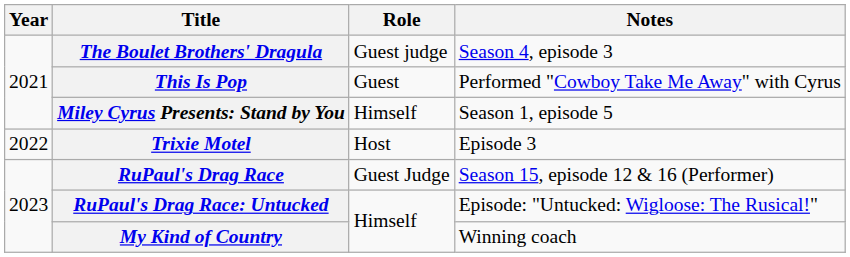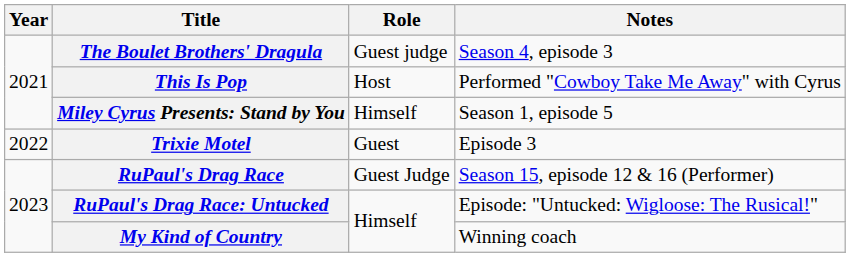(377, 81) Guest -> (372, 81) Host
(372, 143) Host -> (377, 143) Guest
